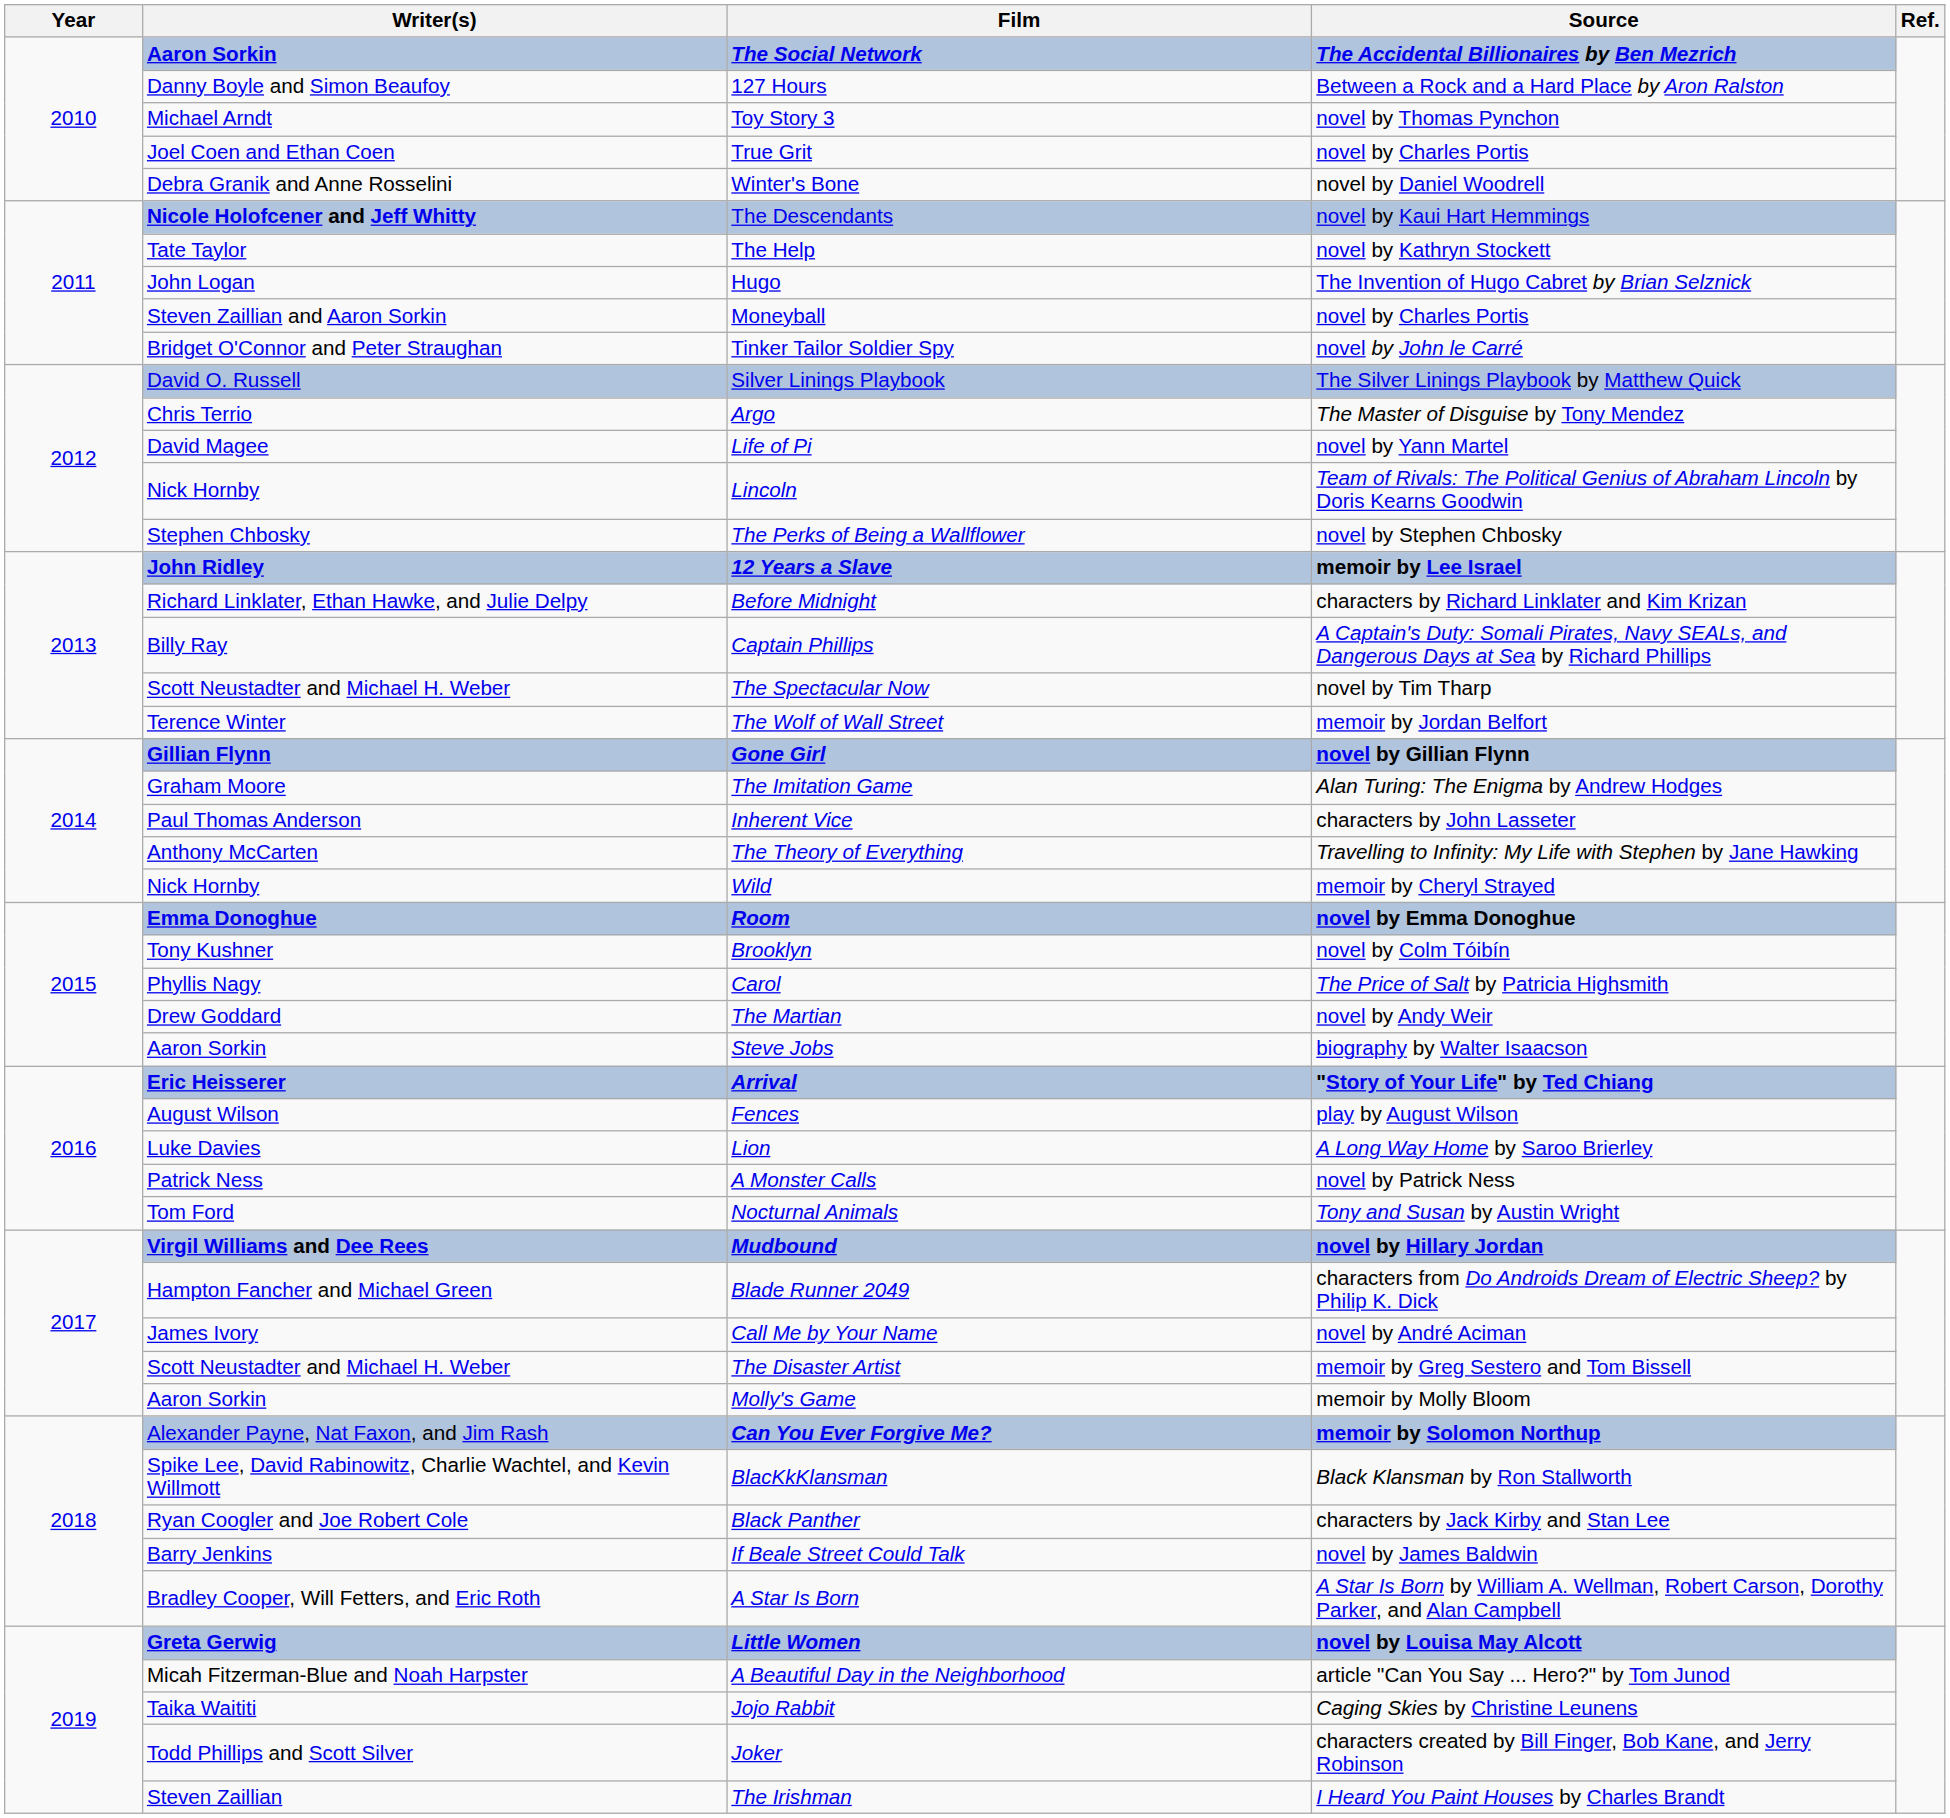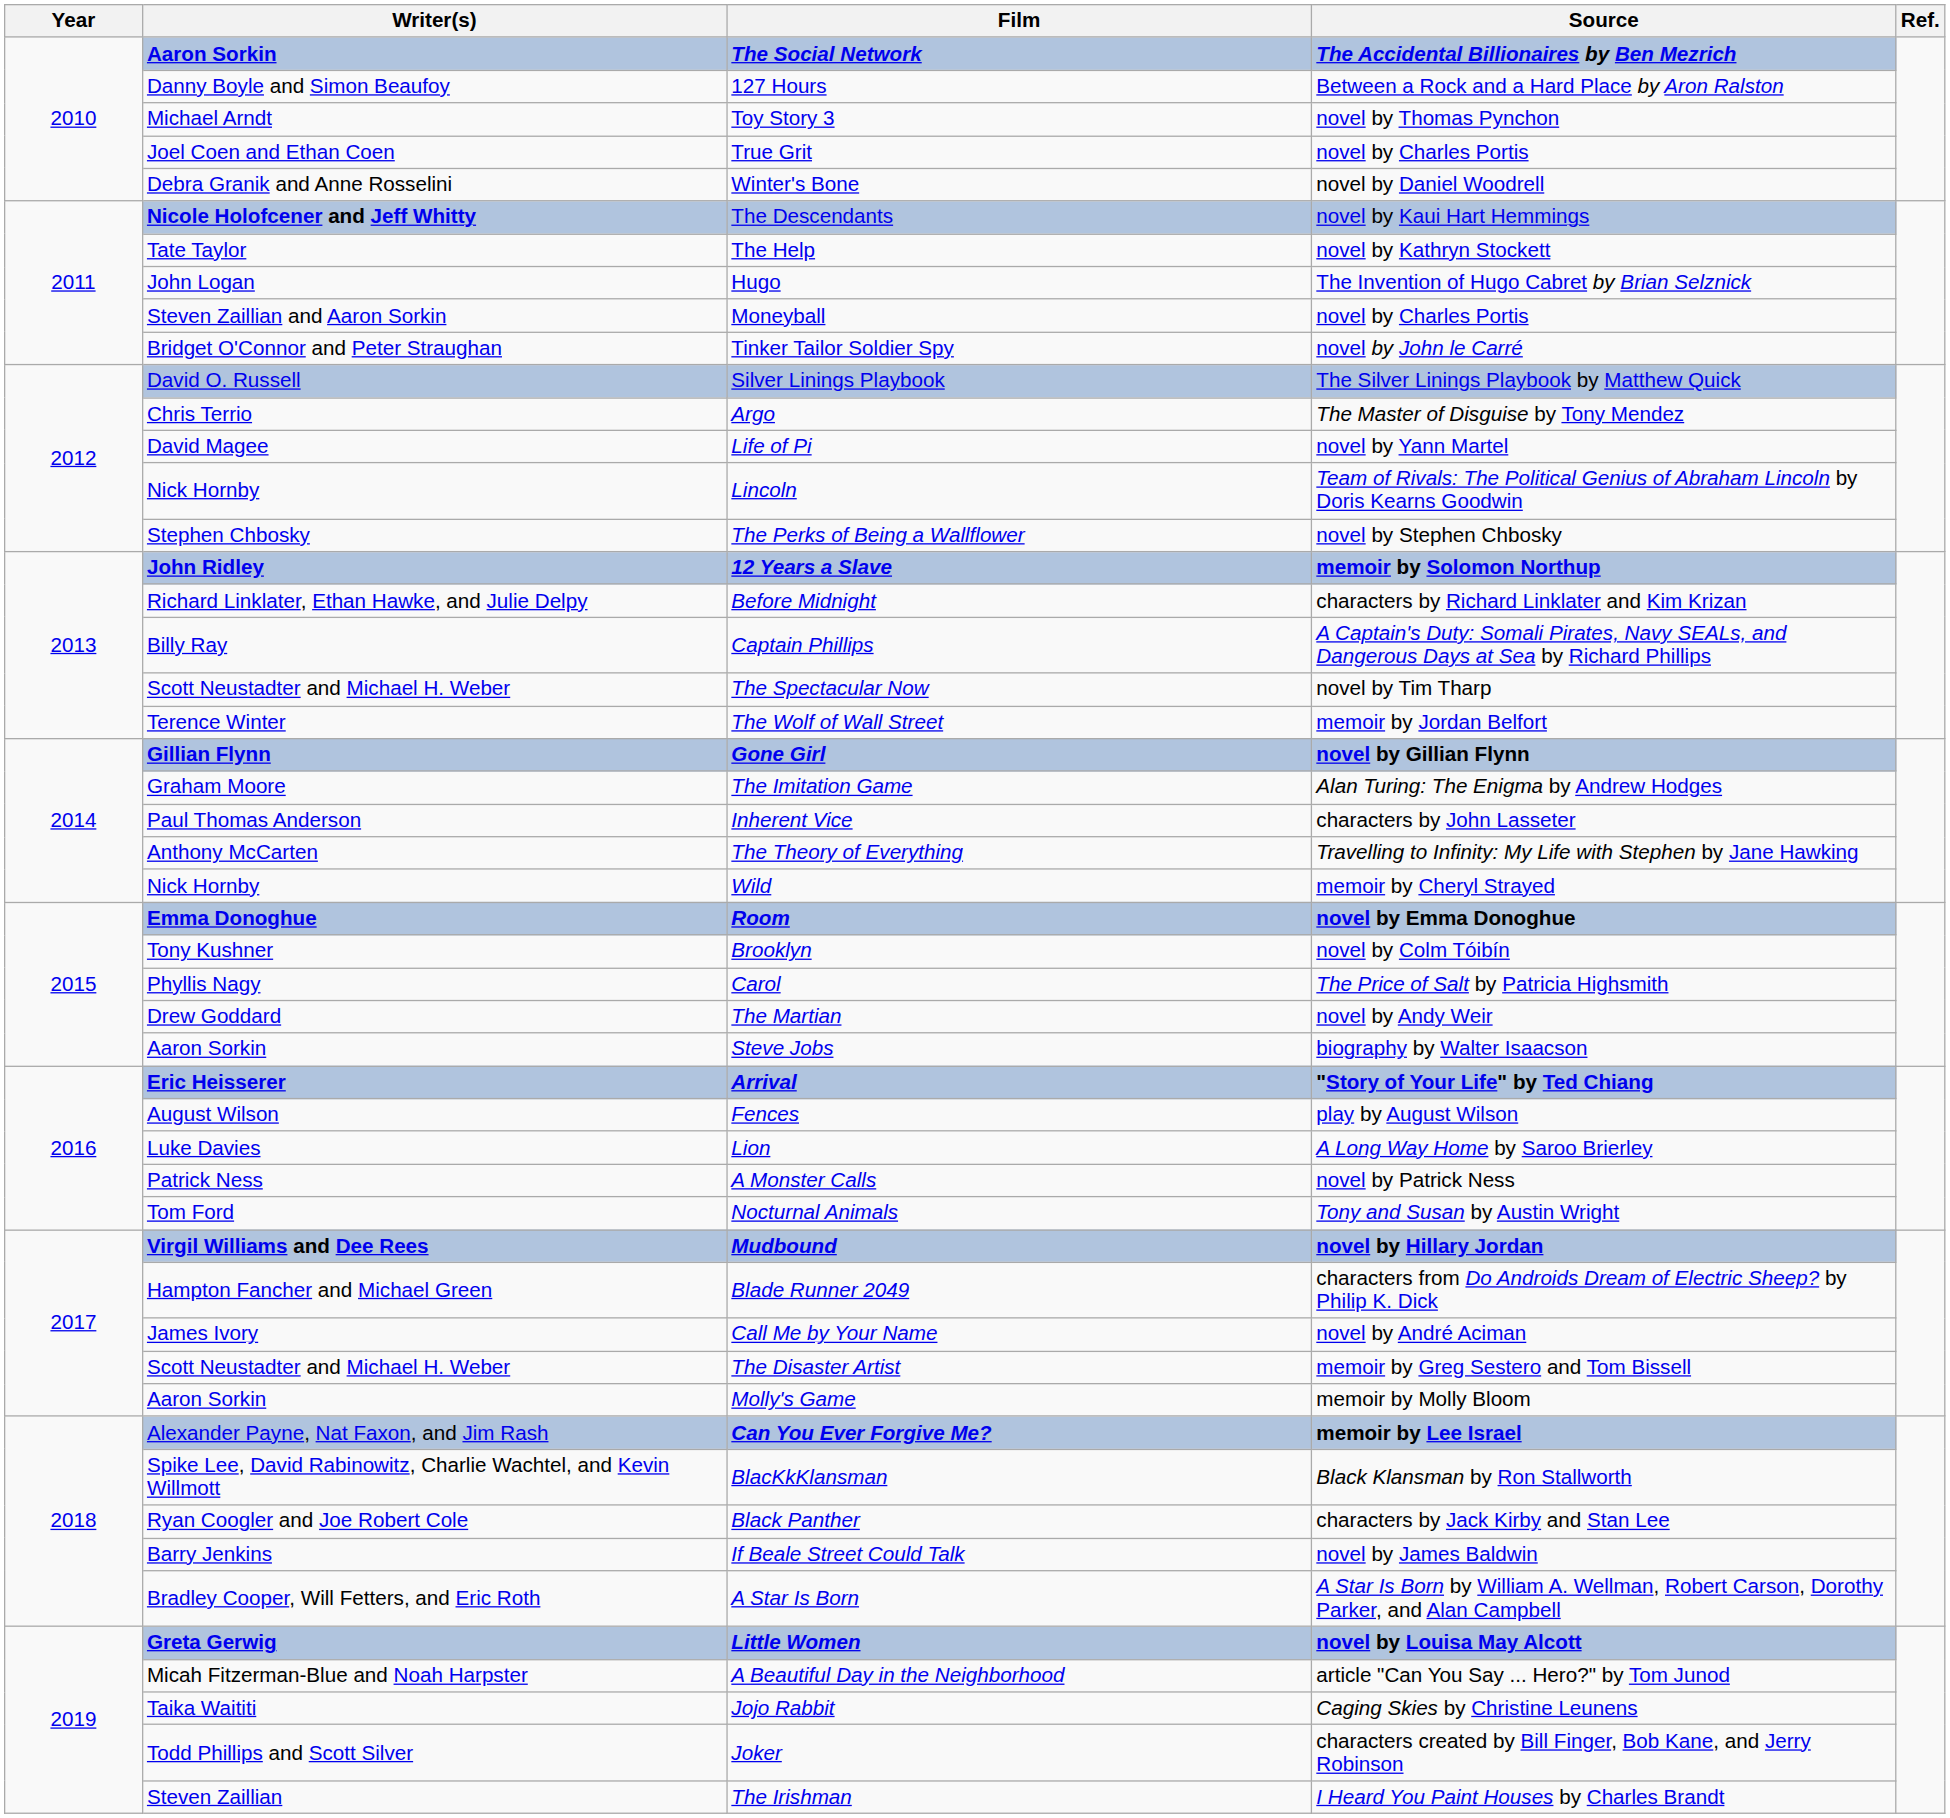(1419, 567) memoir by Lee Israel -> (1459, 567) memoir by Solomon Northup
(1459, 1432) memoir by Solomon Northup -> (1419, 1432) memoir by Lee Israel
